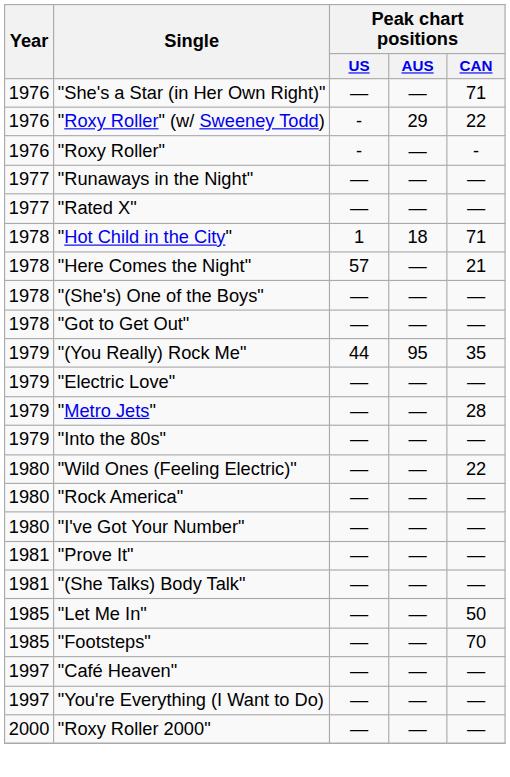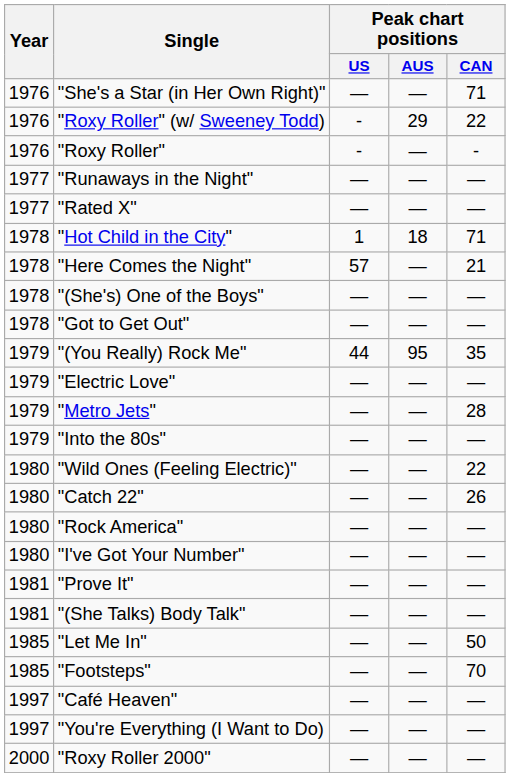+ row: (101, 497)
